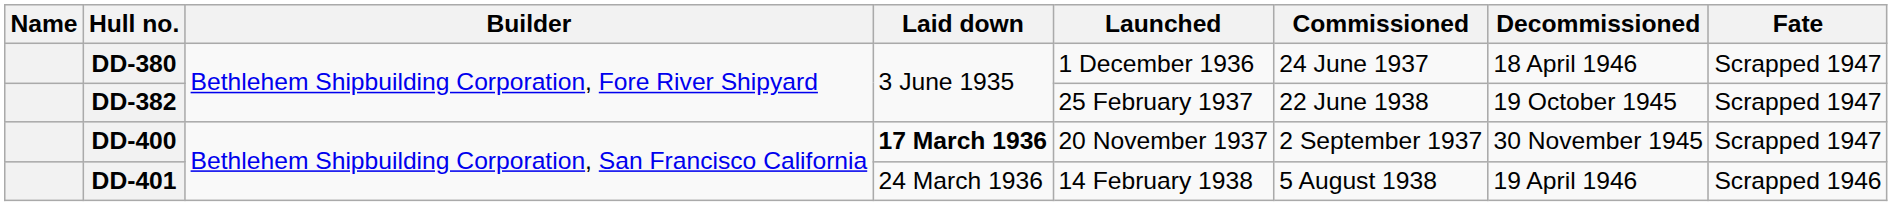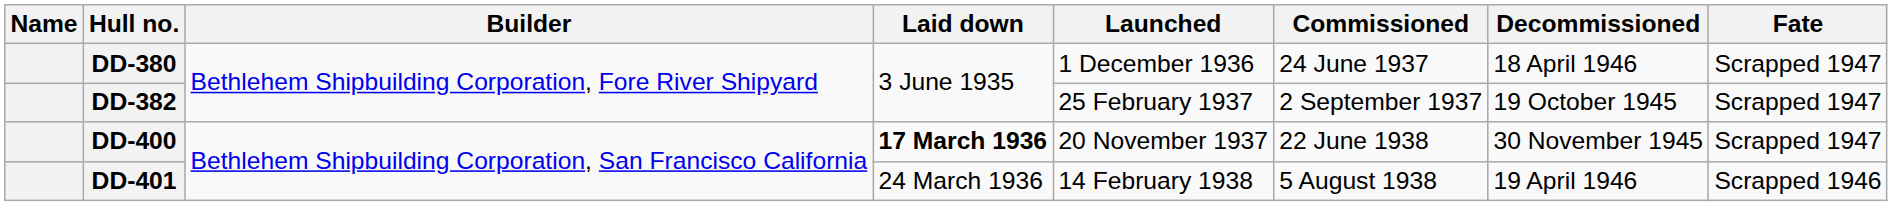(1354, 102) 22 June 1938 -> (1381, 102) 2 September 1937
(1381, 141) 2 September 1937 -> (1354, 141) 22 June 1938
